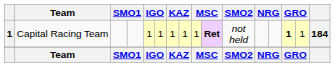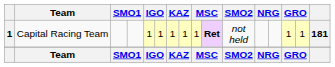(289, 34) bold -> (289, 34) normal
(320, 34) 184 -> (320, 34) 181
